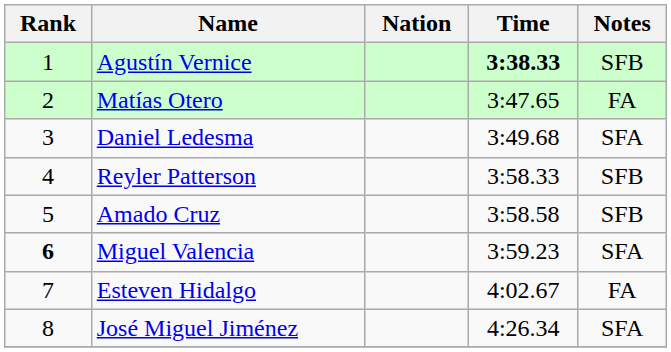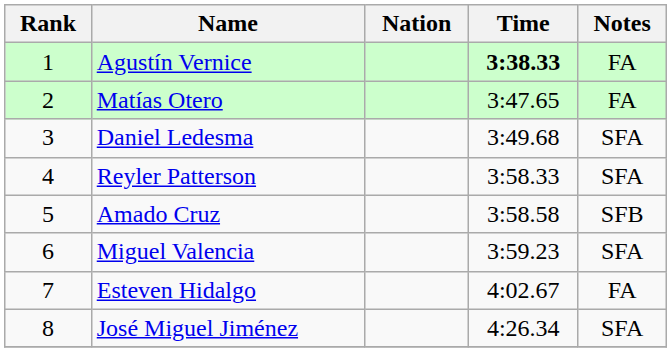(622, 61) SFB -> (622, 61) FA
(622, 175) SFB -> (622, 175) SFA
(48, 251) bold -> (48, 251) normal
